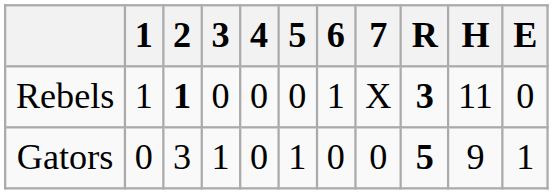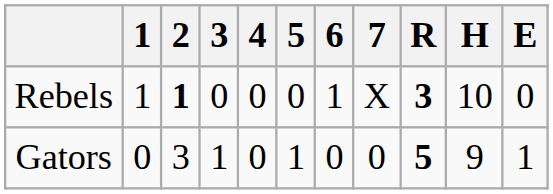(476, 96) 11 -> (475, 96) 10
